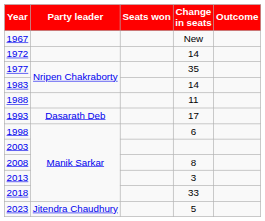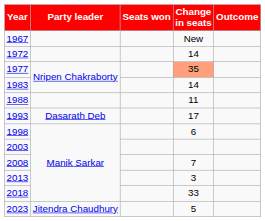(193, 69) no background -> (193, 69) lightsalmon background
(193, 162) 8 -> (193, 162) 7
